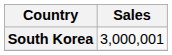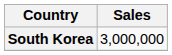(132, 38) 3,000,001 -> (132, 38) 3,000,000
